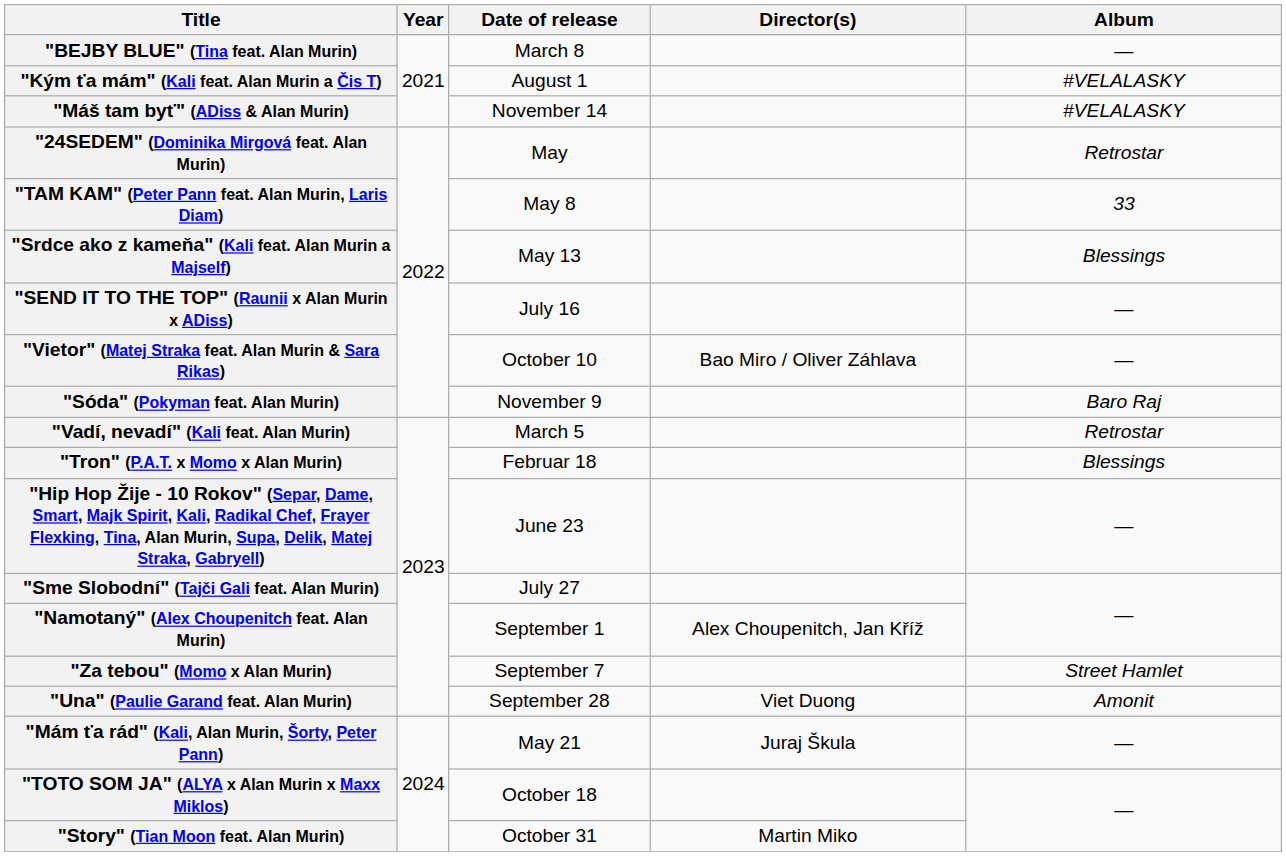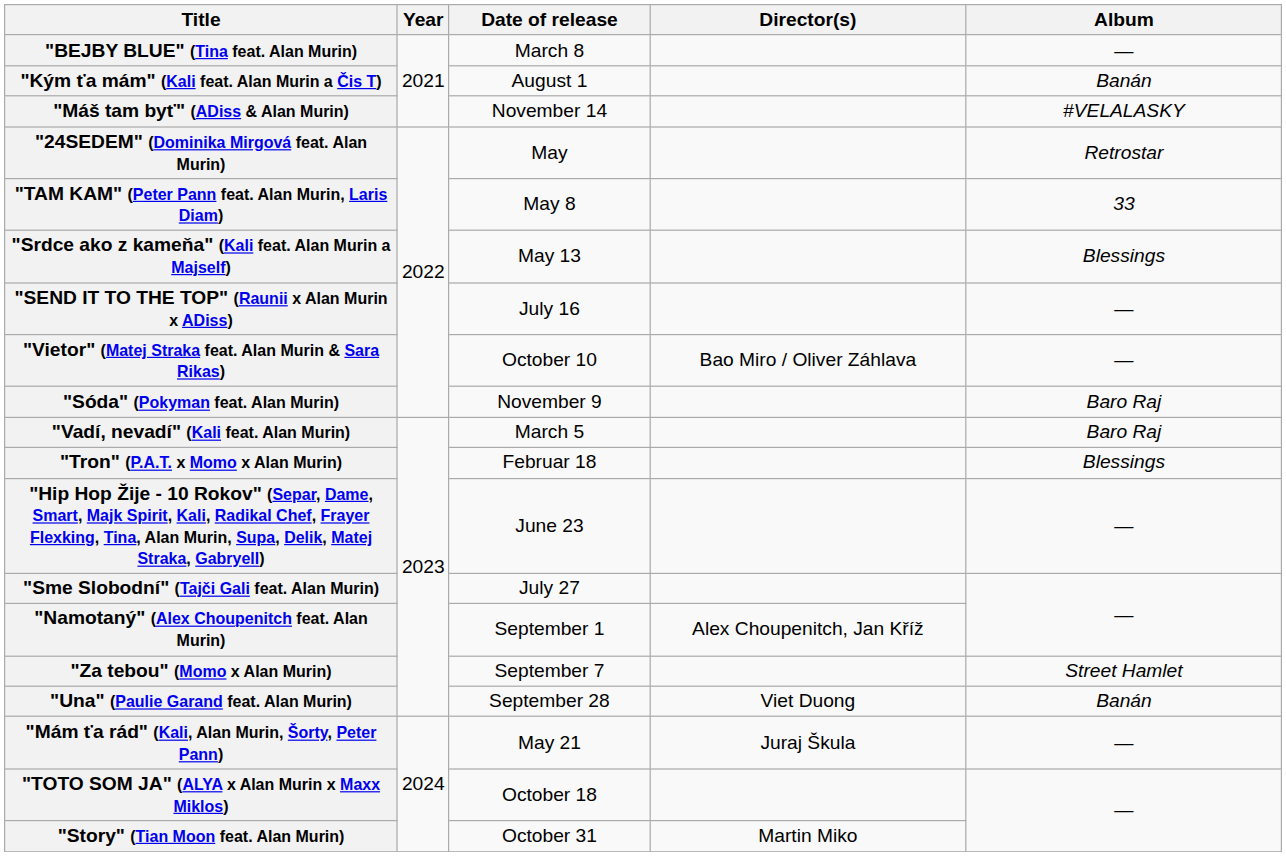(1124, 80) #VELALASKY -> (1124, 80) Banán
(1124, 432) Retrostar -> (1124, 432) Baro Raj
(1124, 701) Amonit -> (1124, 701) Banán
